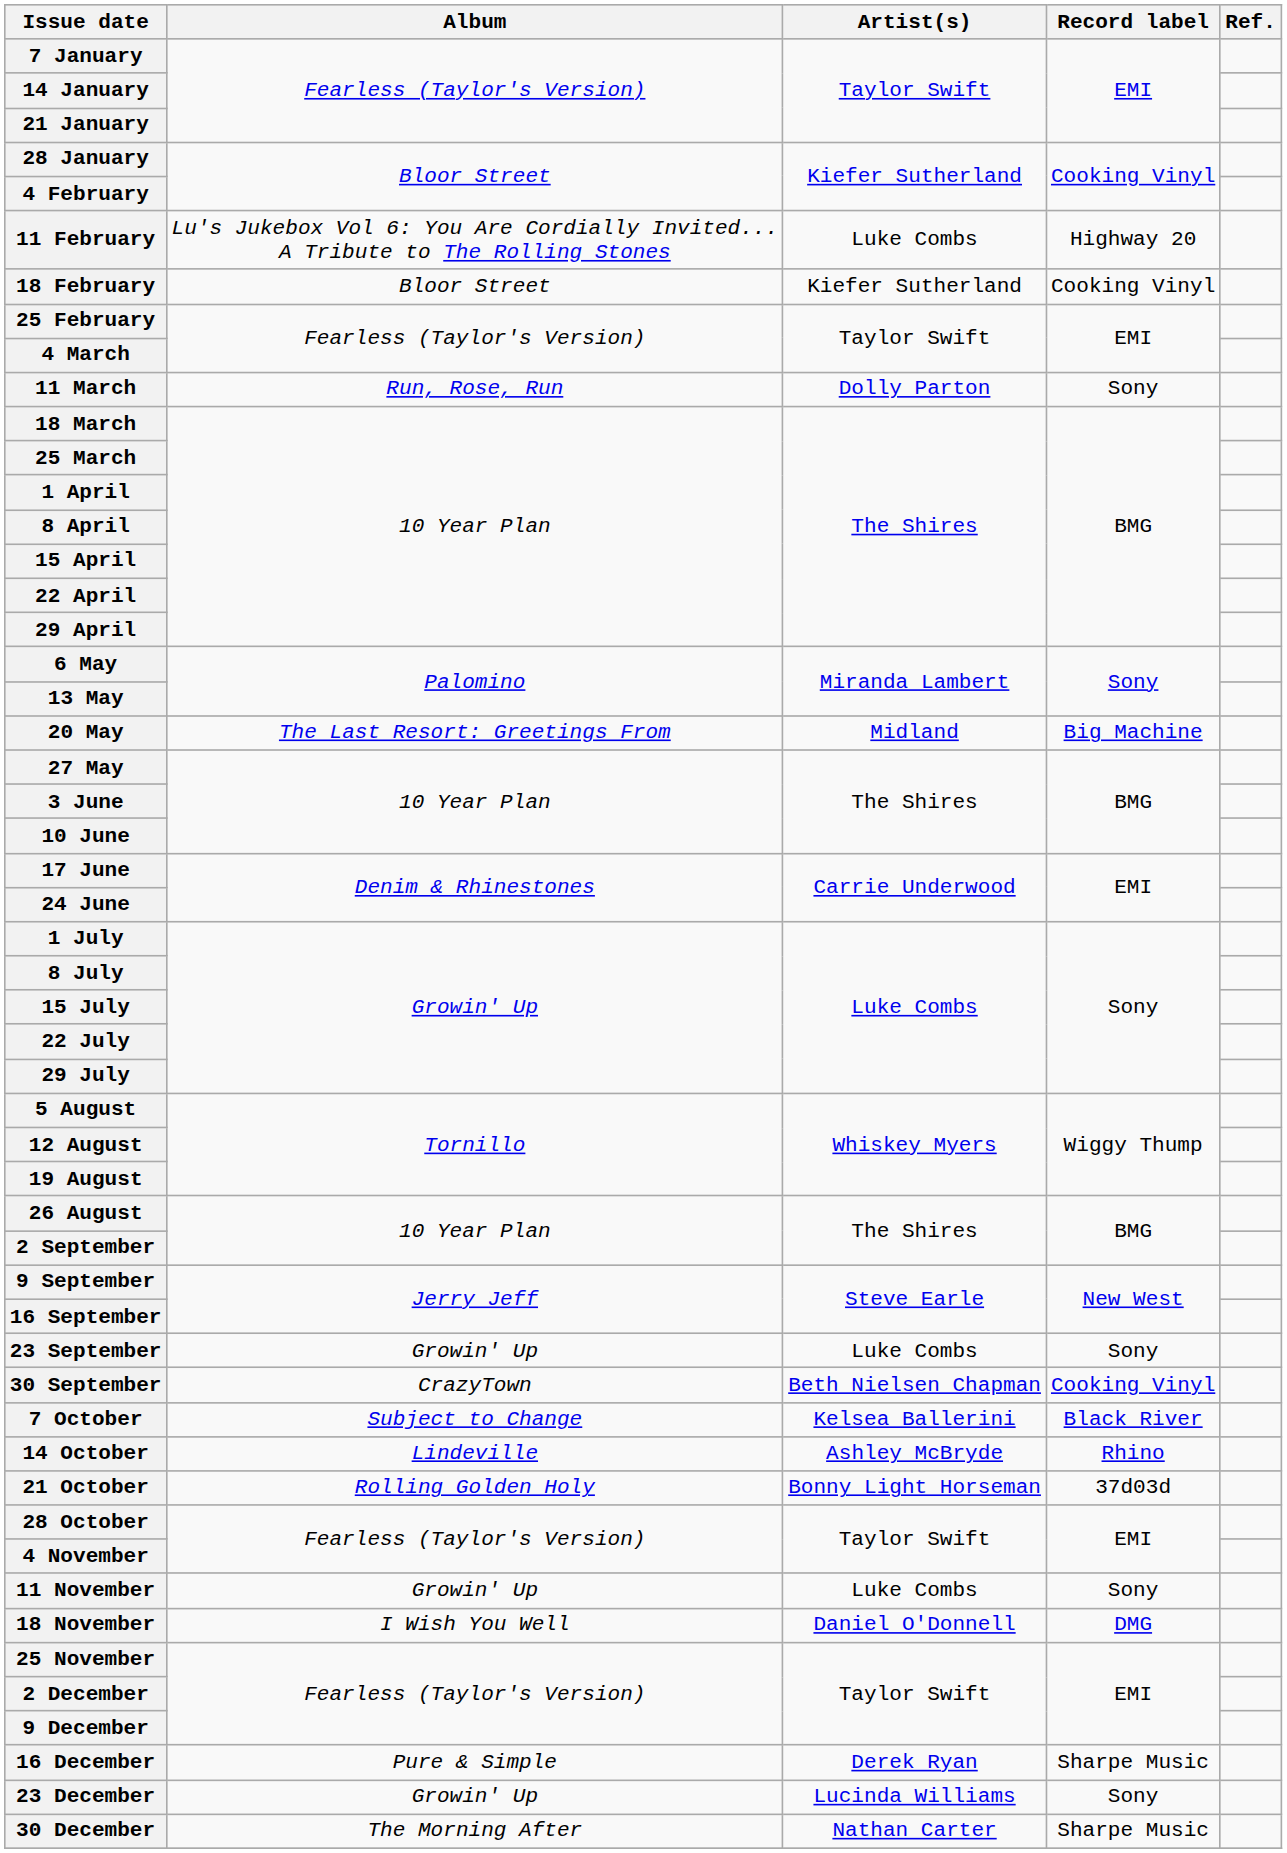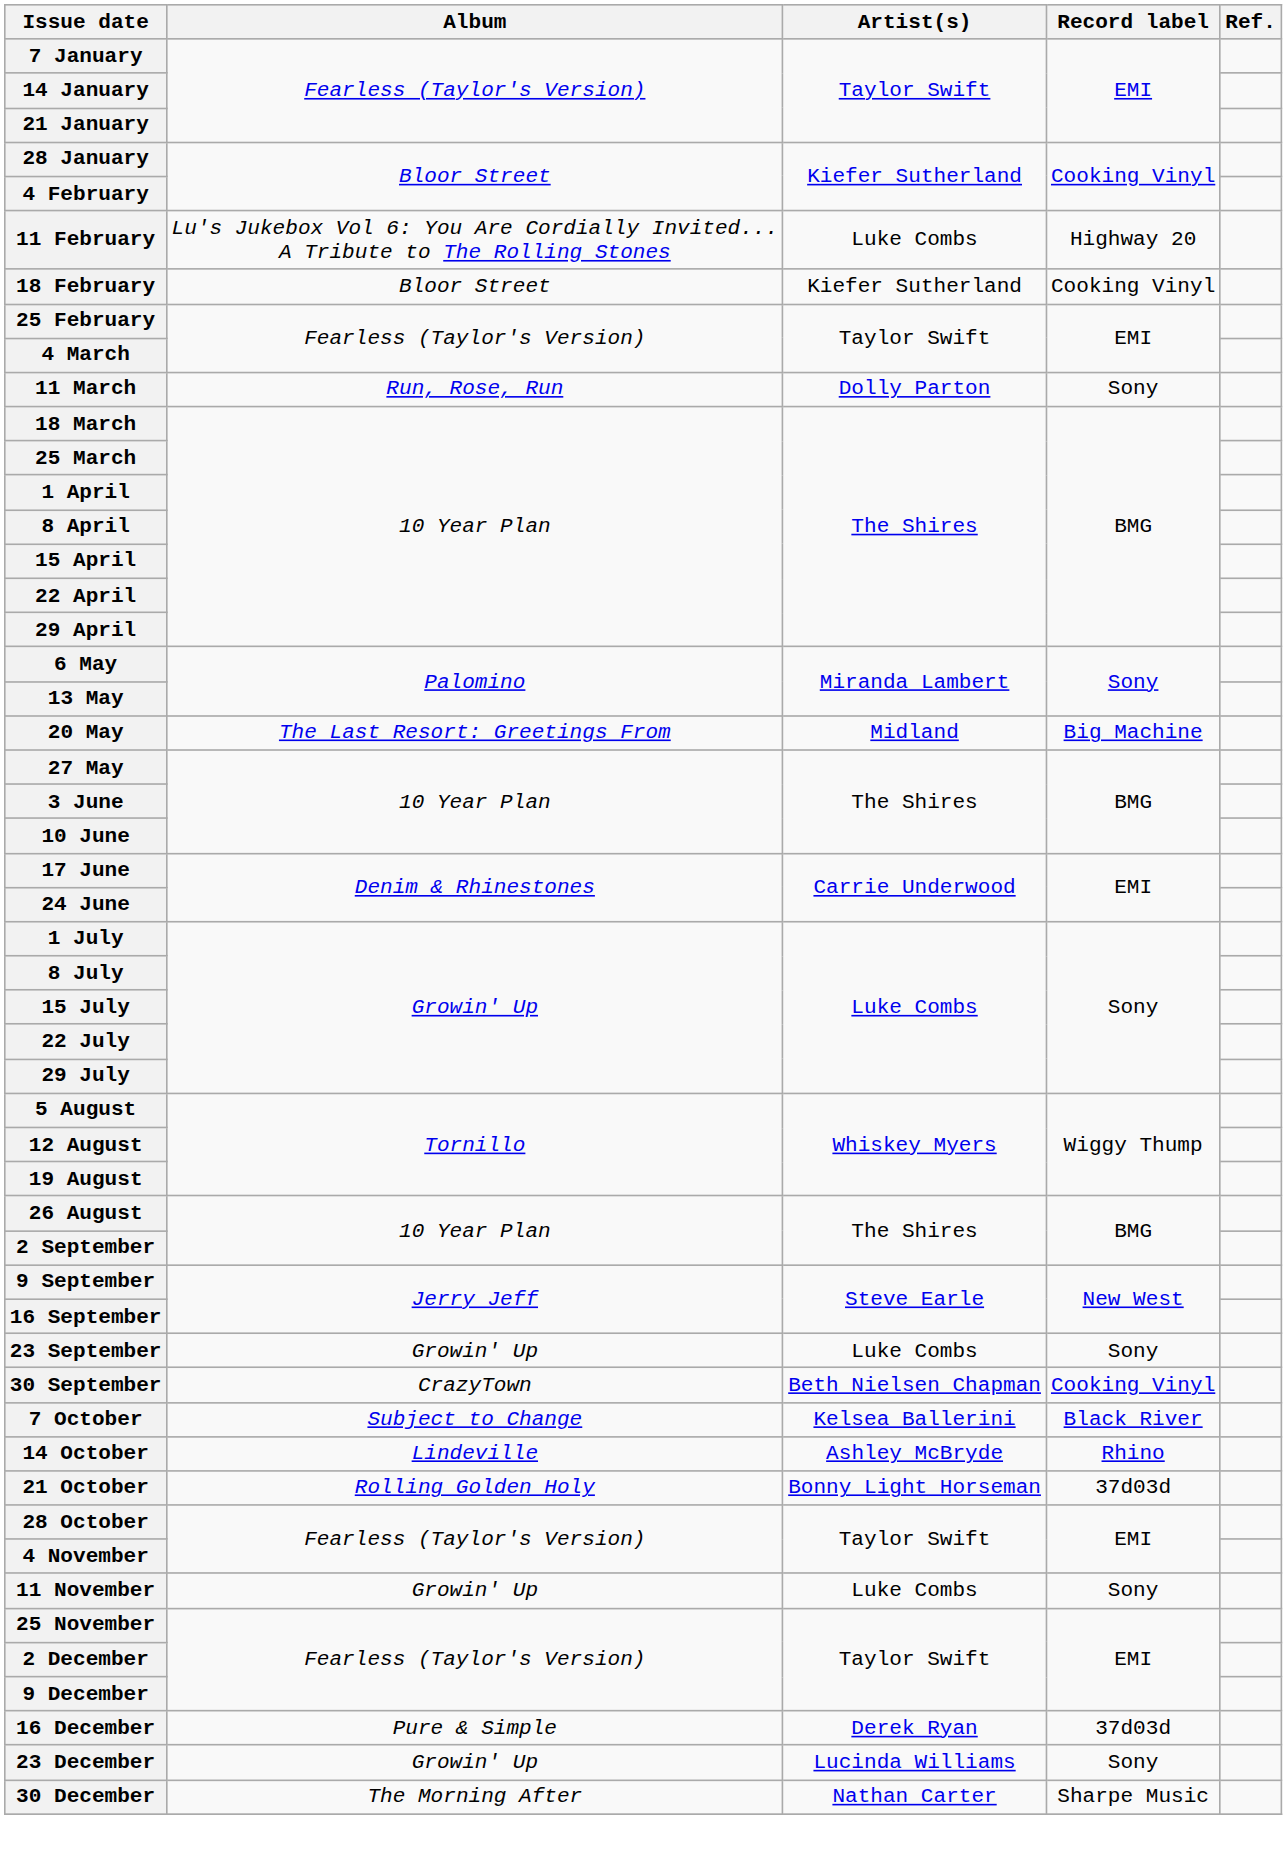- row: (86, 1625)
(1133, 1762) Sharpe Music -> (1133, 1728) 37d03d
